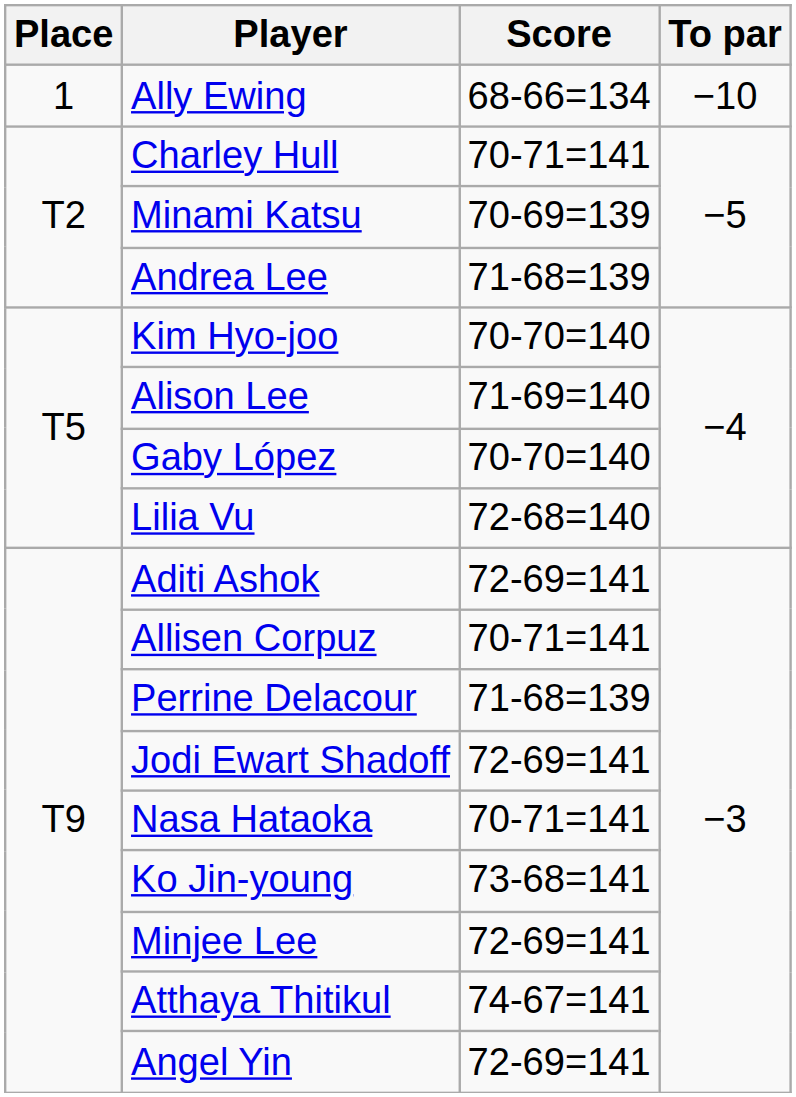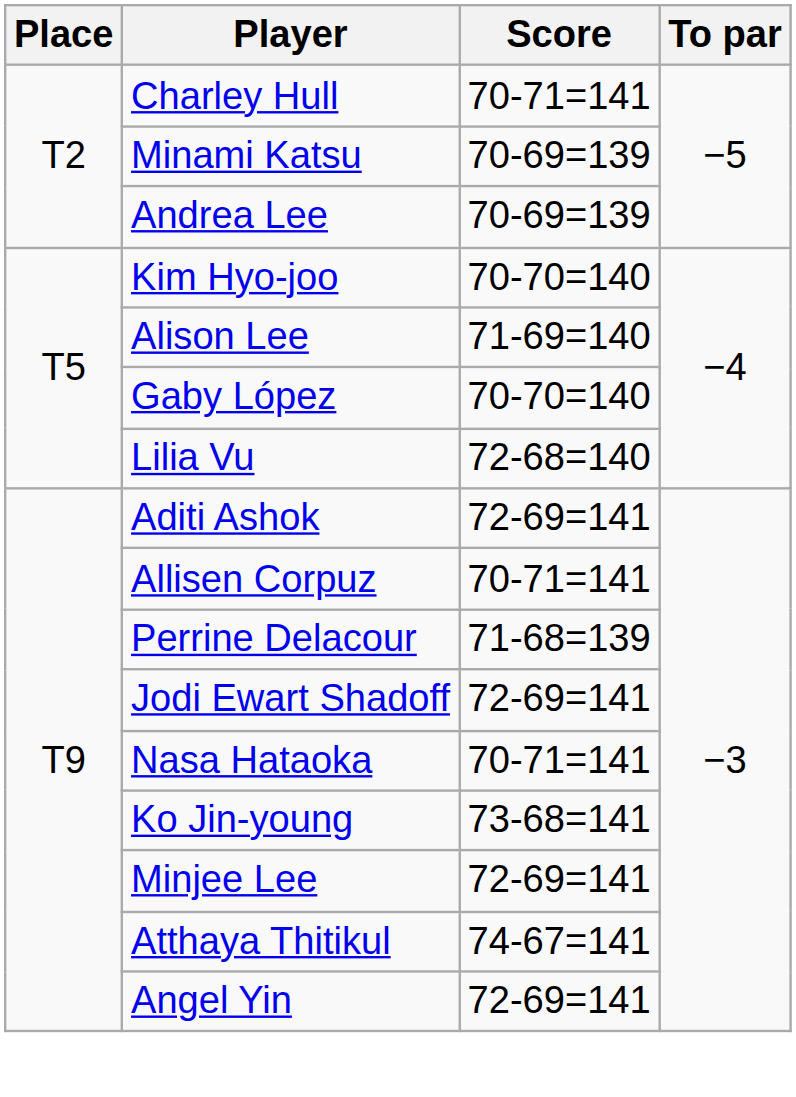- row: (219, 95)
(559, 276) 71-68=139 -> (559, 215) 70-69=139
